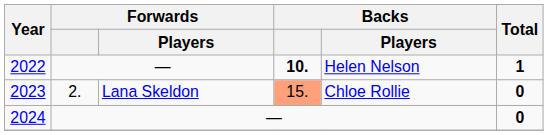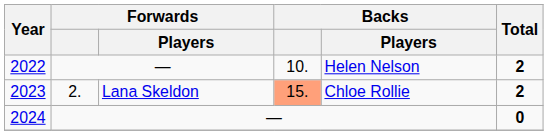(297, 67) bold -> (297, 67) normal
(520, 67) 1 -> (520, 67) 2
(520, 92) 0 -> (520, 92) 2
